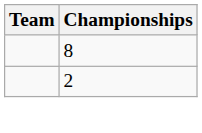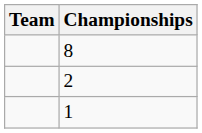+ row: (68, 111)
